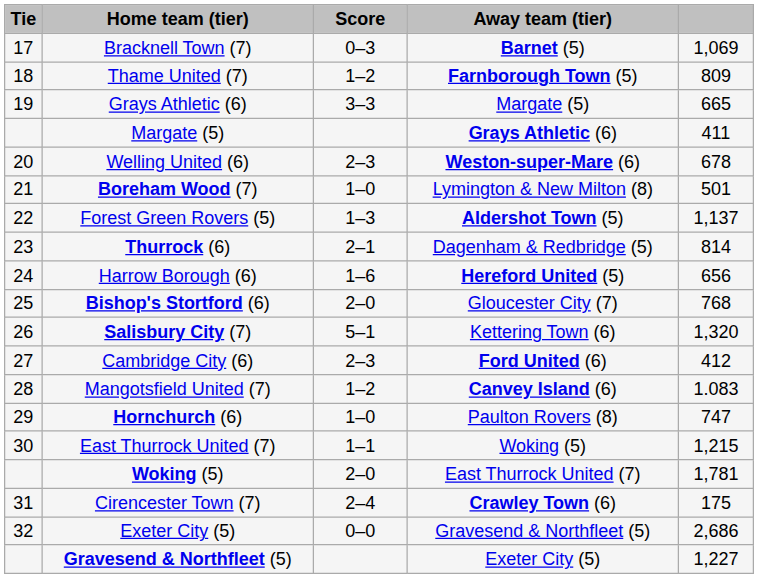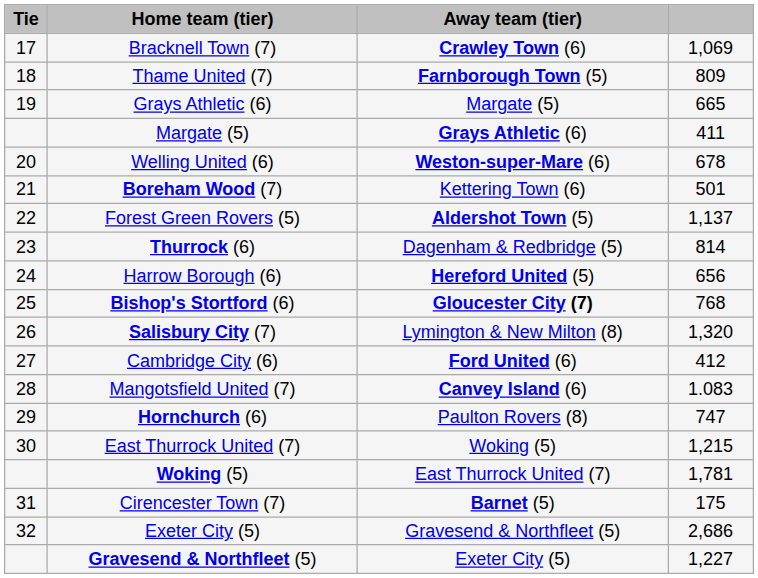- column: (360, 19)
(543, 48) Barnet (5) -> (513, 48) Crawley Town (6)
(543, 190) Lymington & New Milton (8) -> (513, 190) Kettering Town (6)
(543, 304) normal -> (513, 304) bold
(543, 332) Kettering Town (6) -> (513, 332) Lymington & New Milton (8)
(543, 503) Crawley Town (6) -> (513, 503) Barnet (5)
